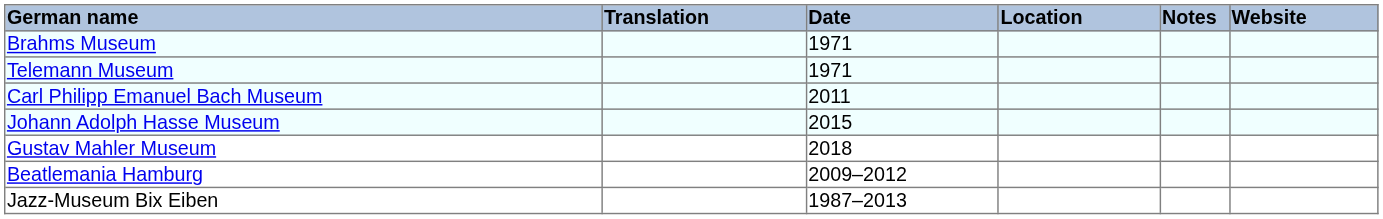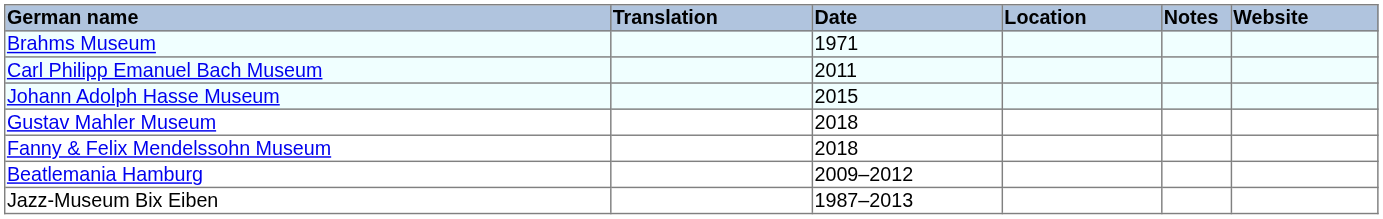- row: (90, 70)
+ row: (169, 148)
